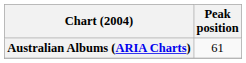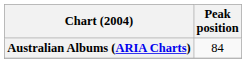(218, 48) 61 -> (218, 48) 84
